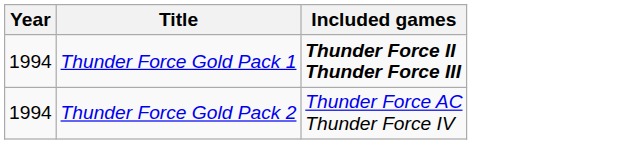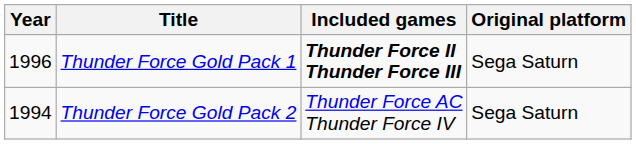+ column: (549, 19)
(30, 60) 1994 -> (30, 60) 1996
